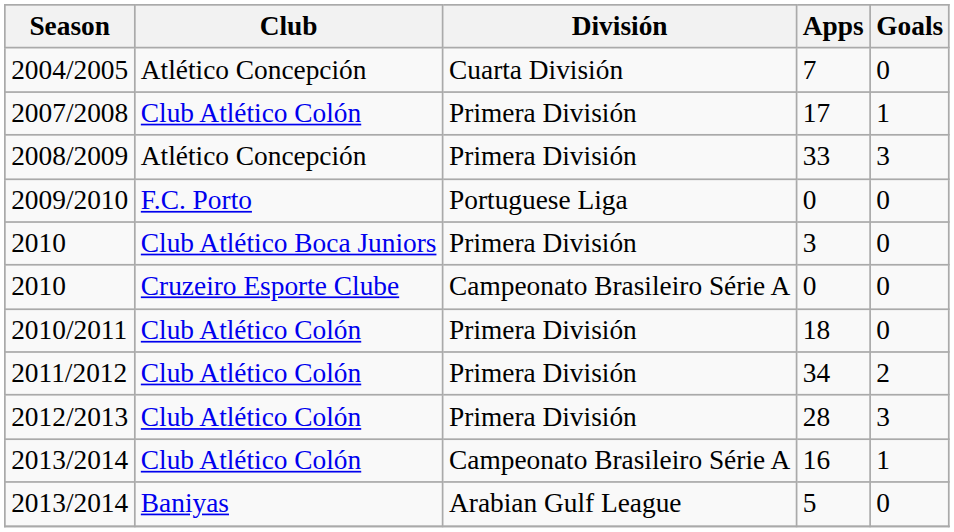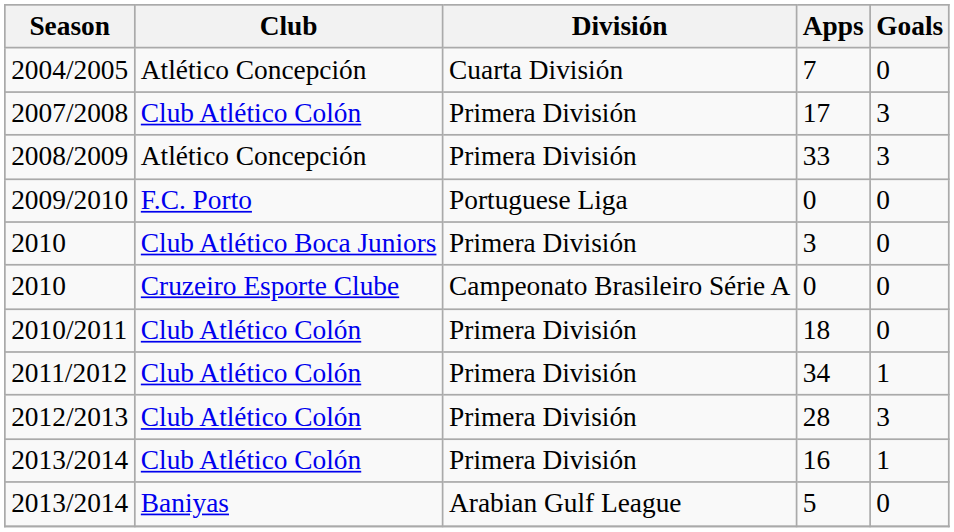(883, 112) 1 -> (883, 112) 3
(883, 373) 2 -> (883, 373) 1
(620, 460) Campeonato Brasileiro Série A -> (543, 460) Primera División
